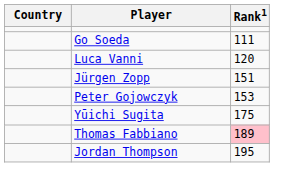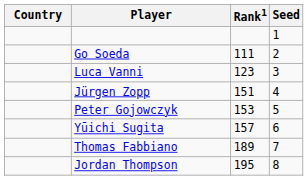+ column: (286, 15)
(244, 59) 120 -> (244, 73) 123
(244, 115) 175 -> (244, 129) 157
(244, 134) pink background -> (244, 147) no background
